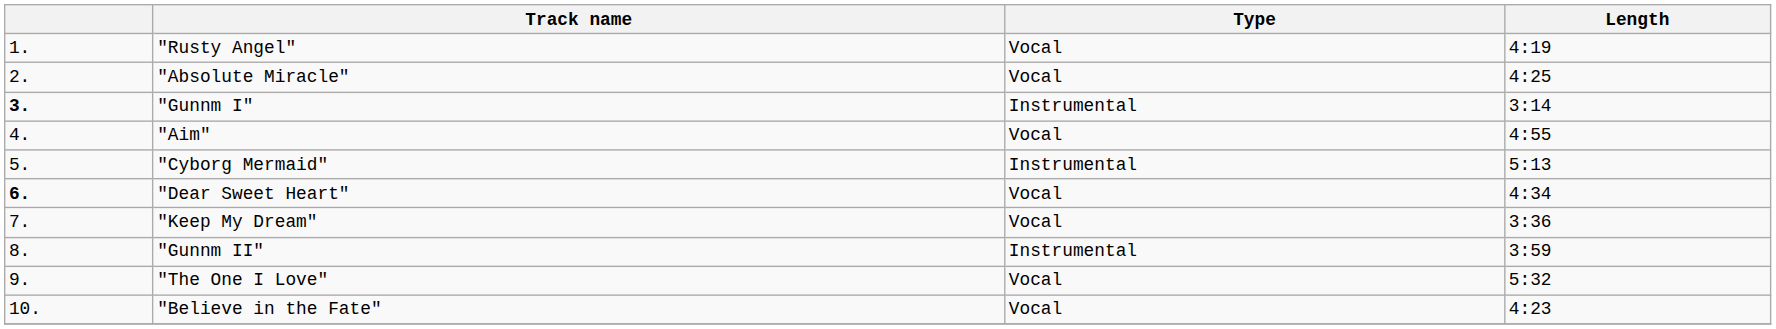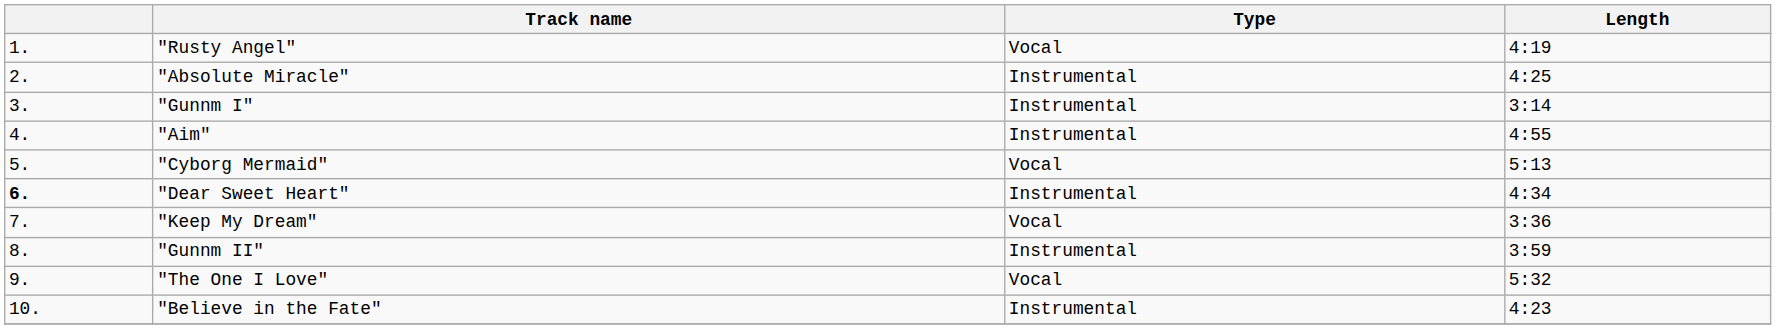(1036, 77) Vocal -> (1073, 77) Instrumental
(20, 106) bold -> (20, 106) normal
(1036, 135) Vocal -> (1073, 135) Instrumental
(1073, 164) Instrumental -> (1036, 164) Vocal
(1036, 193) Vocal -> (1073, 193) Instrumental
(1036, 309) Vocal -> (1073, 309) Instrumental
